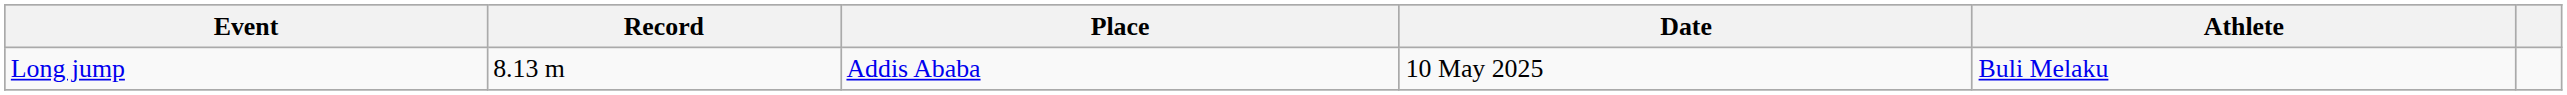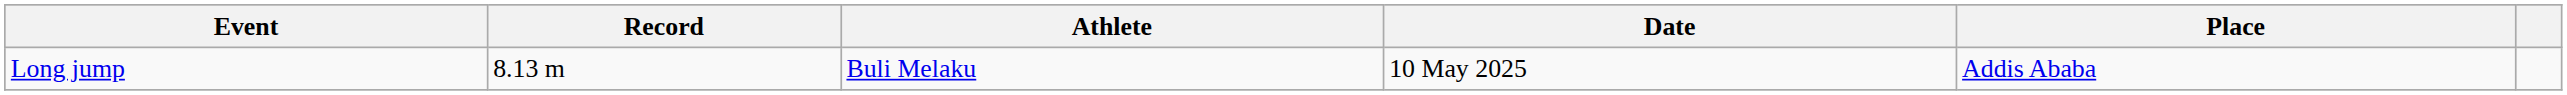columns swapped: (2244, 25) <-> (1120, 25)
